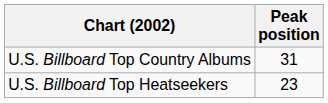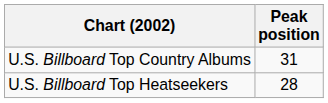(289, 85) 23 -> (289, 85) 28
